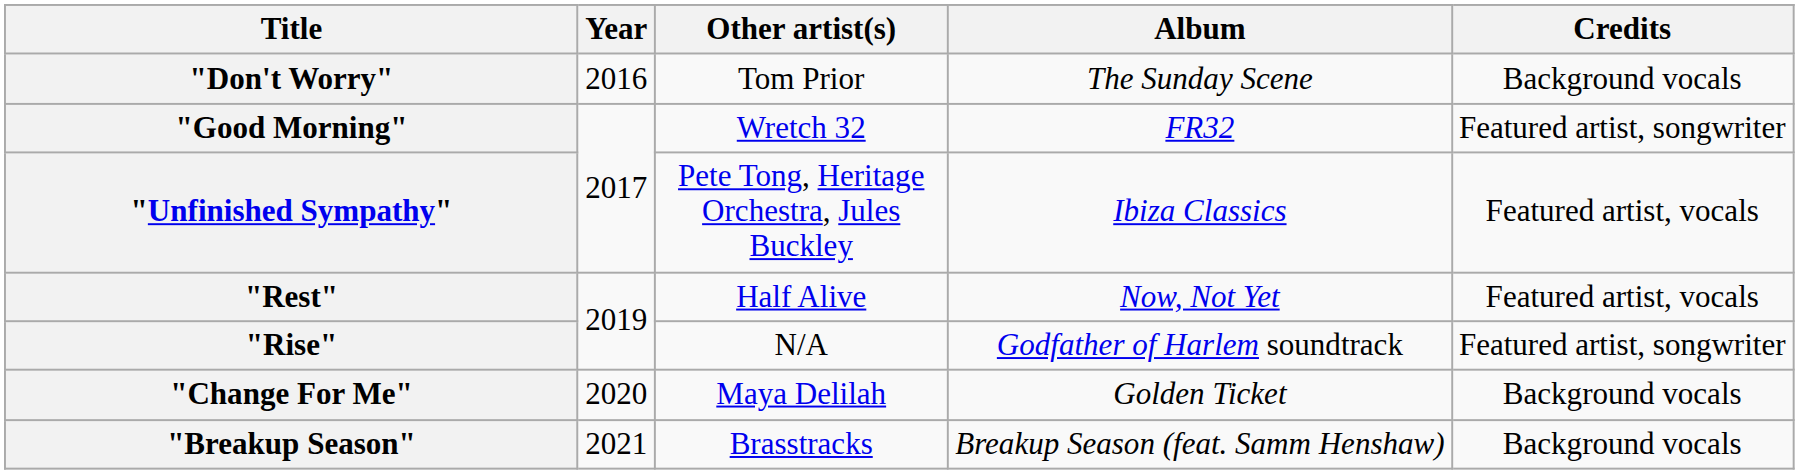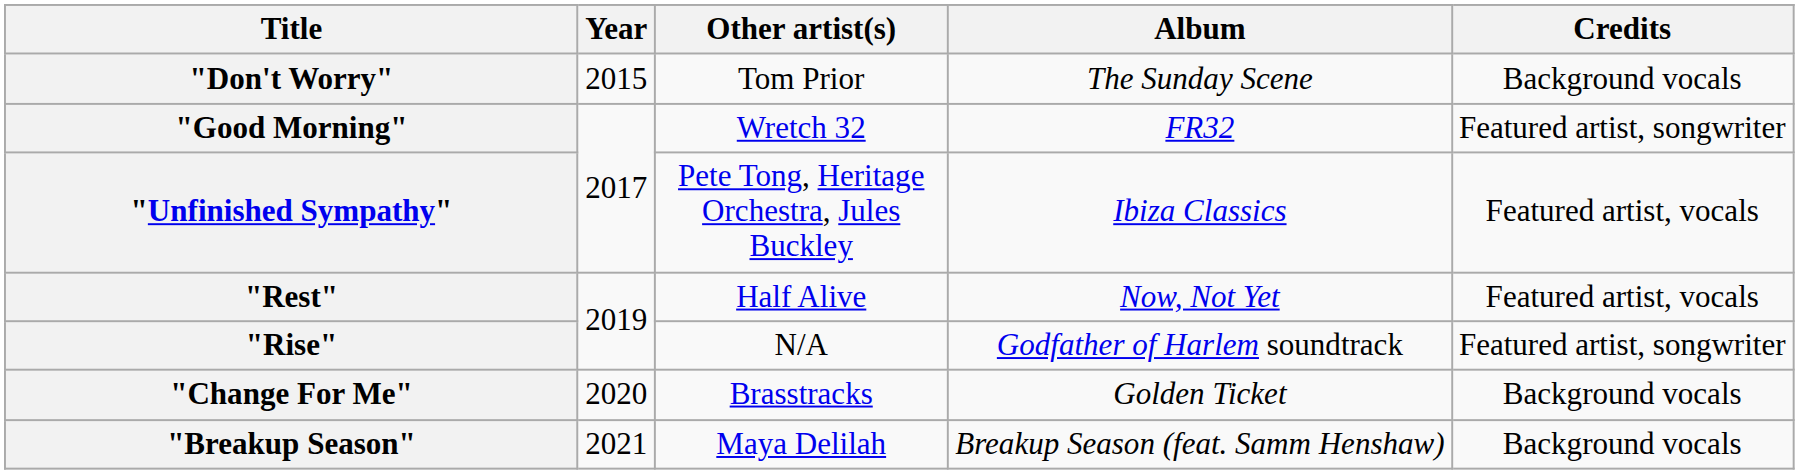(616, 78) 2016 -> (616, 78) 2015
(801, 394) Maya Delilah -> (801, 394) Brasstracks
(801, 443) Brasstracks -> (801, 443) Maya Delilah
